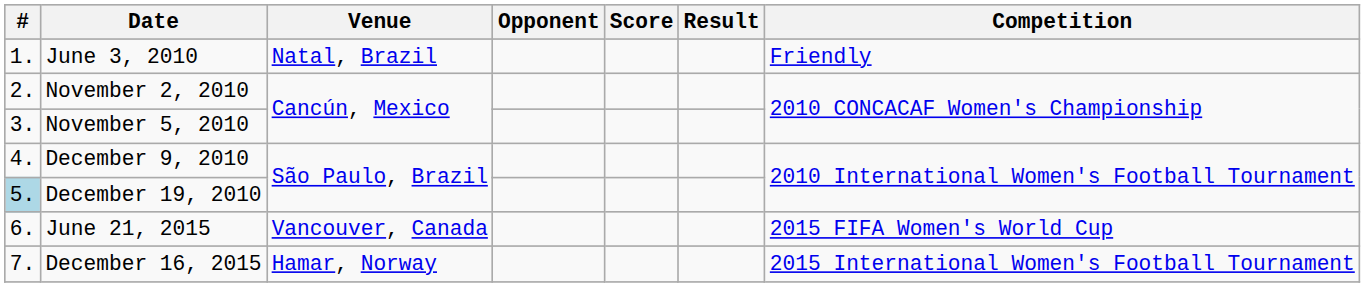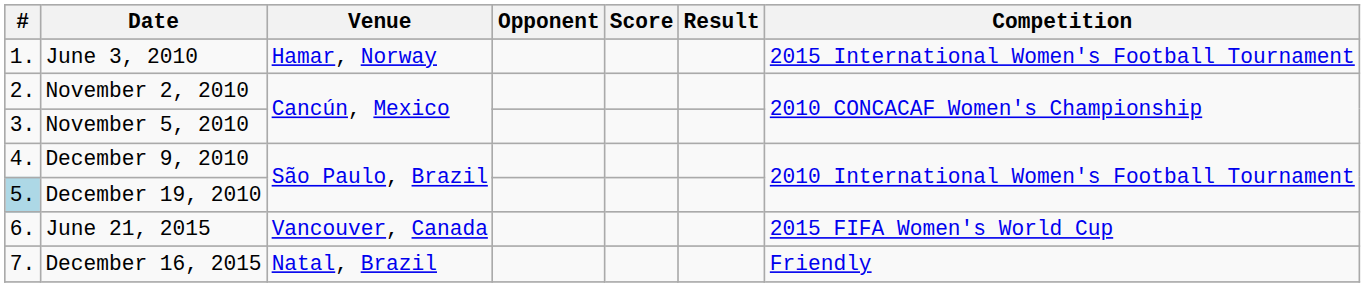(354, 57) Natal, Brazil -> (354, 57) Hamar, Norway
(821, 57) Friendly -> (1062, 57) 2015 International Women's Football Tournament
(354, 264) Hamar, Norway -> (354, 264) Natal, Brazil
(1062, 264) 2015 International Women's Football Tournament -> (821, 264) Friendly
